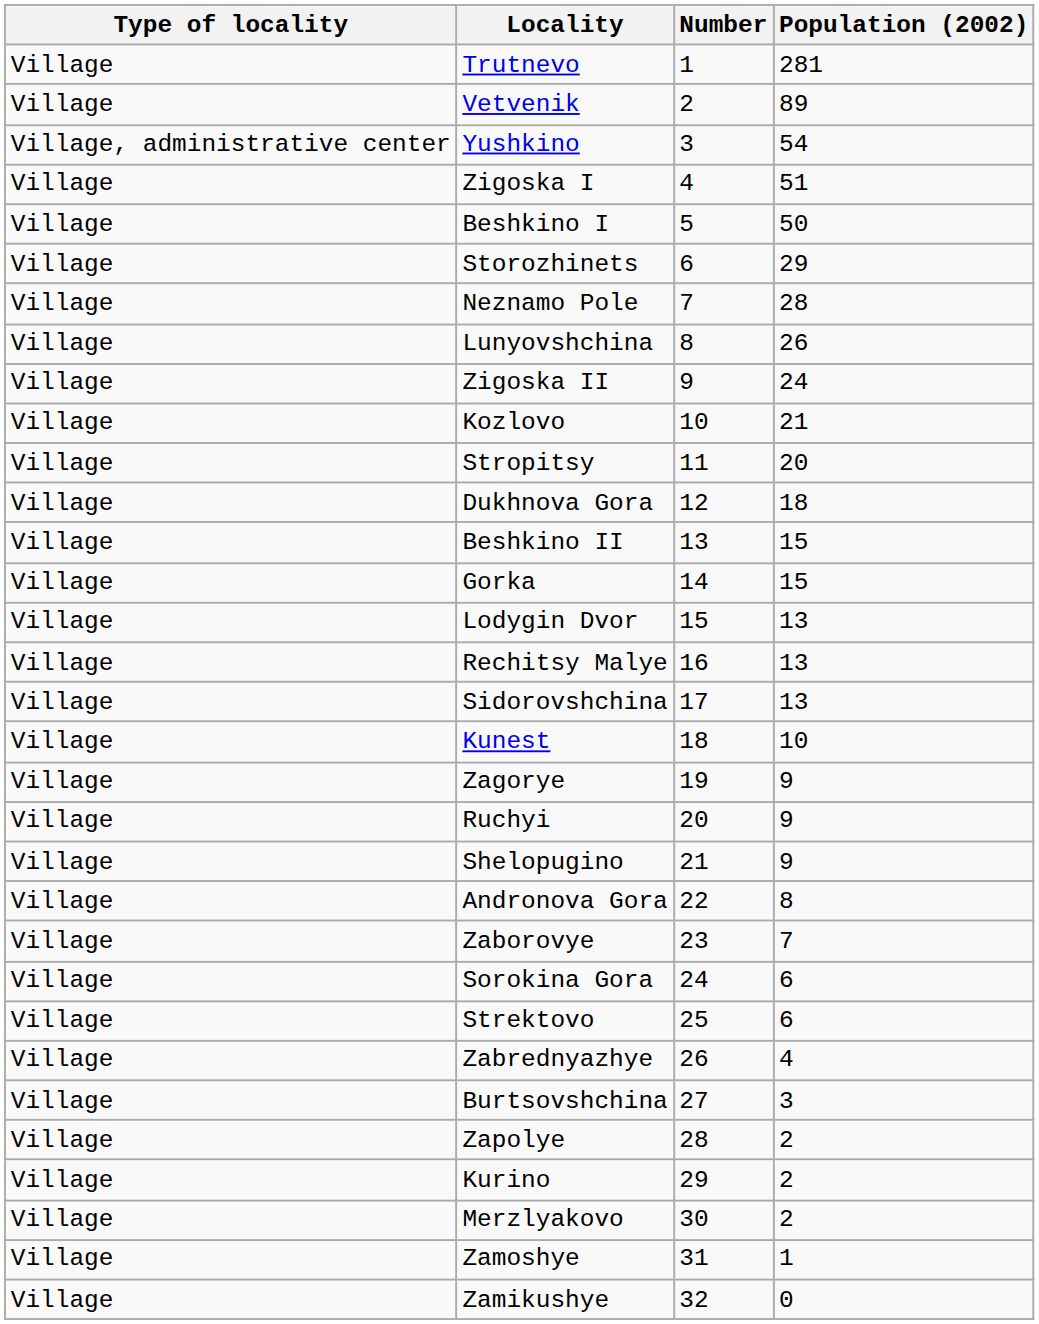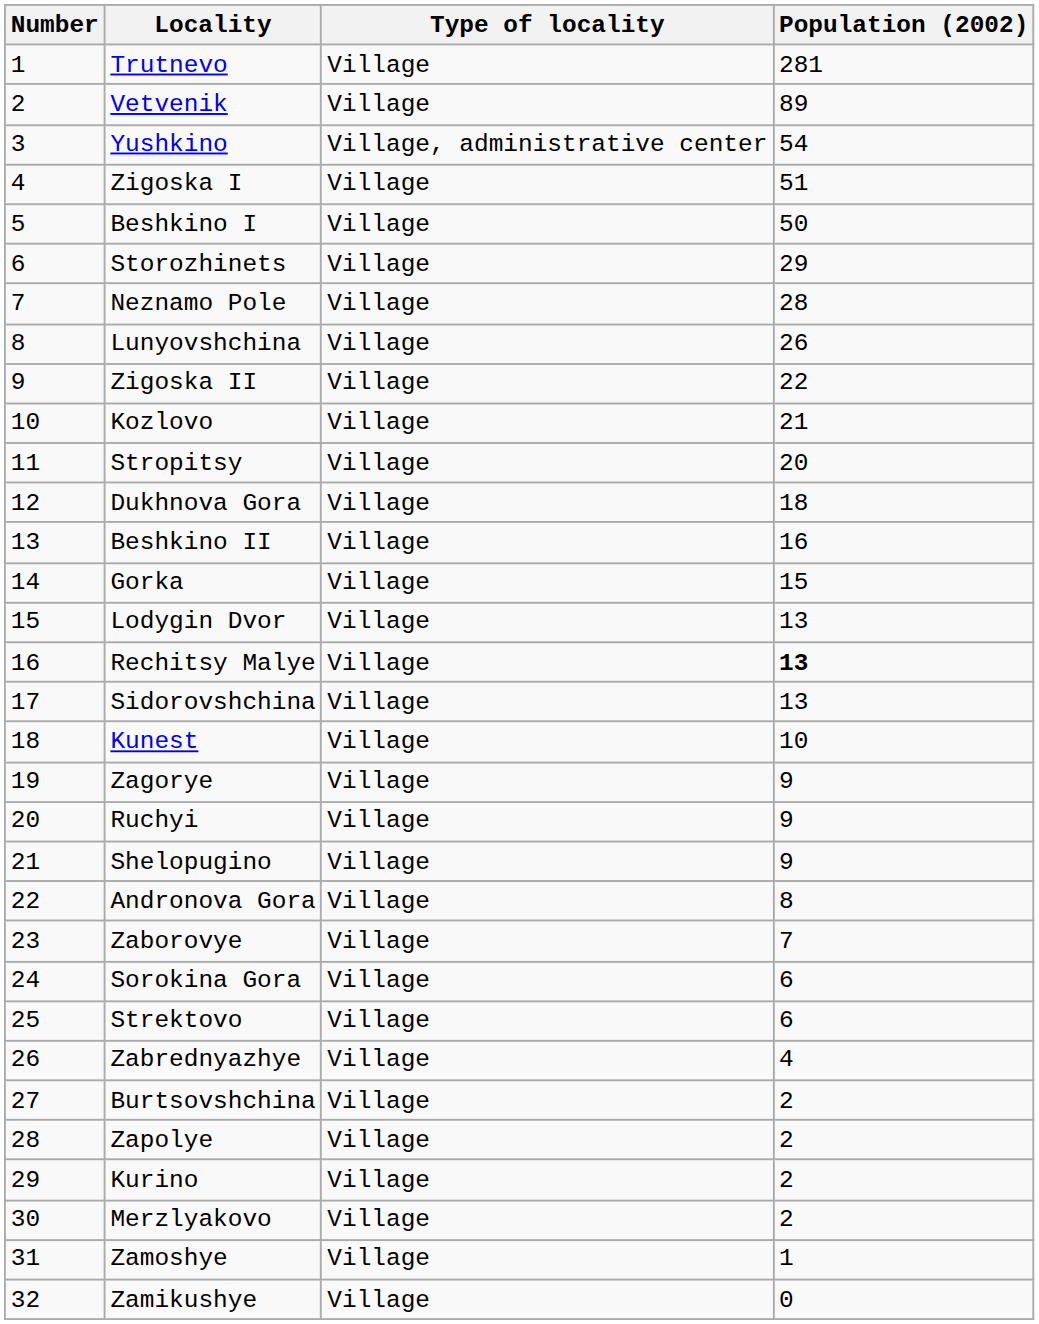columns swapped: (723, 25) <-> (231, 25)
(794, 383) 24 -> (794, 383) 22
(794, 543) 15 -> (794, 543) 16
(794, 662) normal -> (794, 662) bold
(786, 1100) 3 -> (786, 1100) 2
